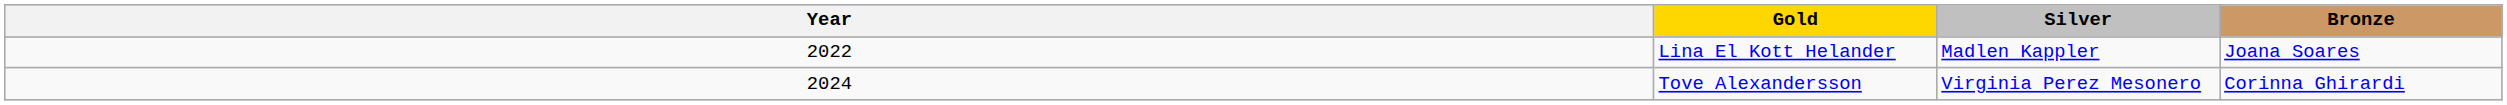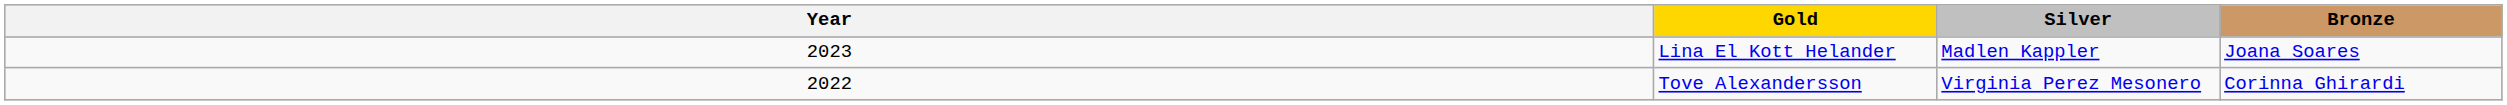(829, 52) 2022 -> (829, 52) 2023
(829, 84) 2024 -> (829, 84) 2022
